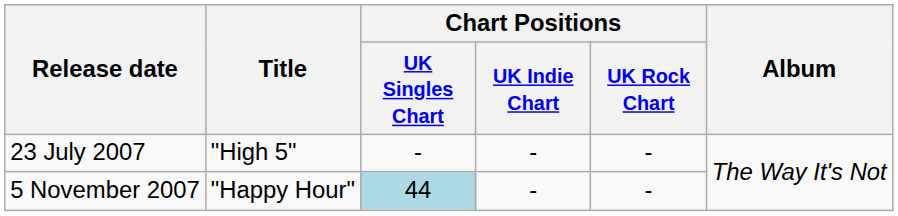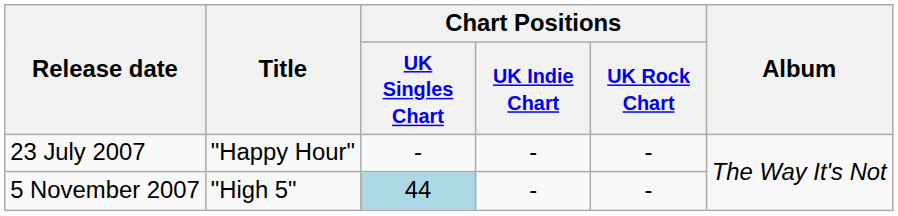(254, 152) "High 5" -> (283, 152) "Happy Hour"
(283, 190) "Happy Hour" -> (254, 190) "High 5"
